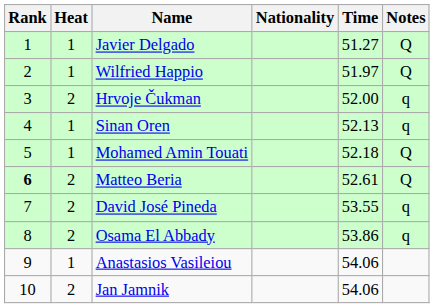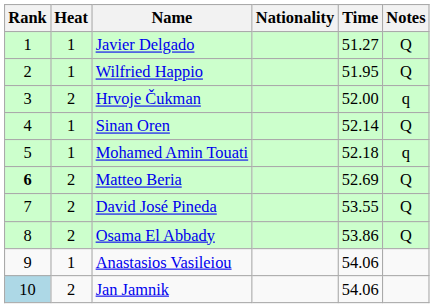(360, 72) 51.97 -> (360, 72) 51.95
(360, 126) 52.13 -> (360, 126) 52.14
(406, 126) q -> (406, 126) Q
(406, 153) Q -> (406, 153) q
(360, 180) 52.61 -> (360, 180) 52.69
(406, 207) q -> (406, 207) Q
(406, 234) q -> (406, 234) Q
(28, 288) no background -> (28, 288) lightblue background
